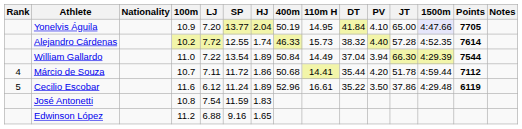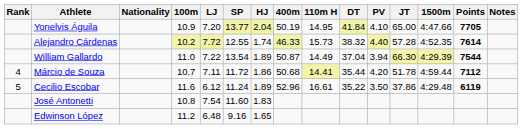(436, 27) lavender background -> (436, 27) no background
(288, 57) 50.84 -> (288, 57) 50.87
(237, 101) 11.59 -> (237, 101) 11.60
(212, 116) 6.88 -> (212, 116) 6.48
